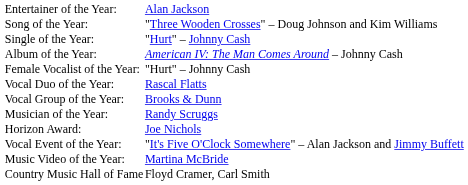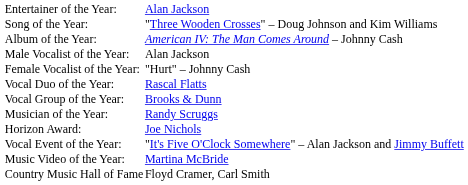- row: (49, 39)
+ row: (67, 54)
